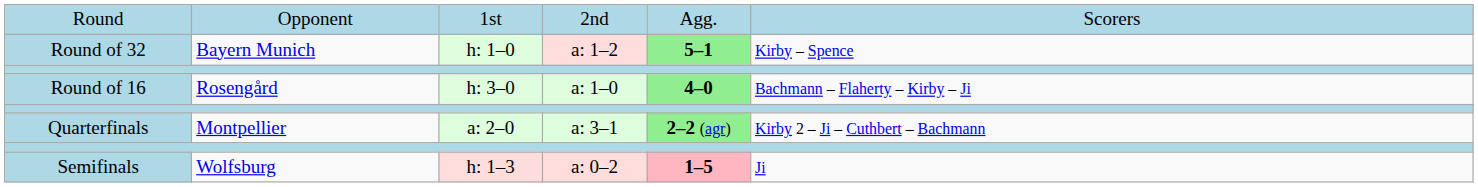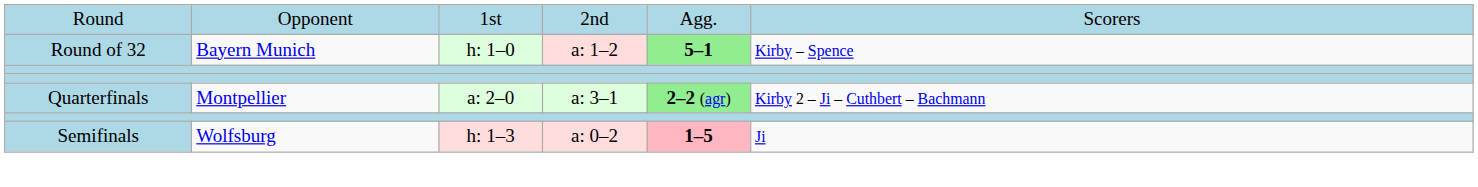- row: (98, 88)
